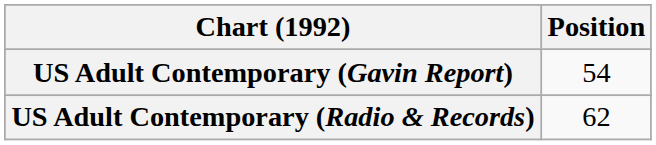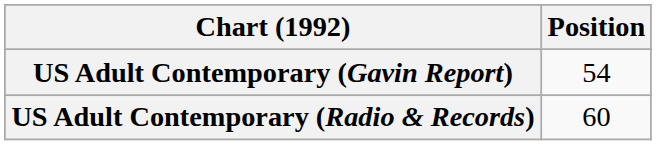(596, 116) 62 -> (596, 116) 60
